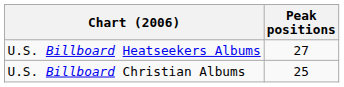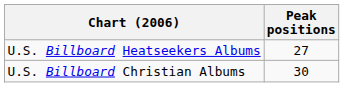(301, 71) 25 -> (301, 71) 30
